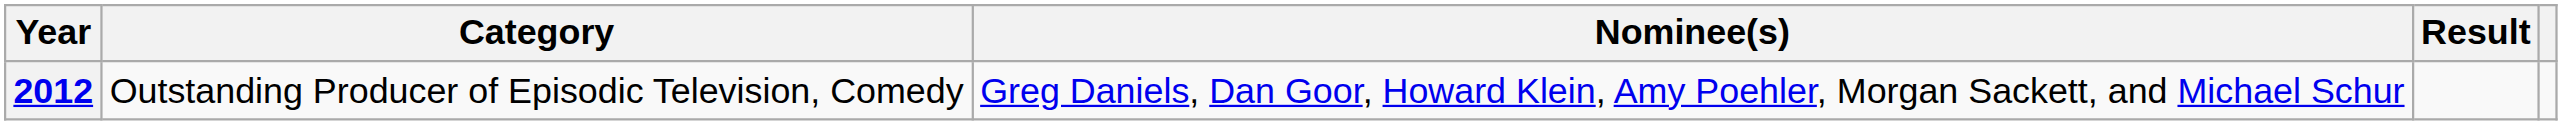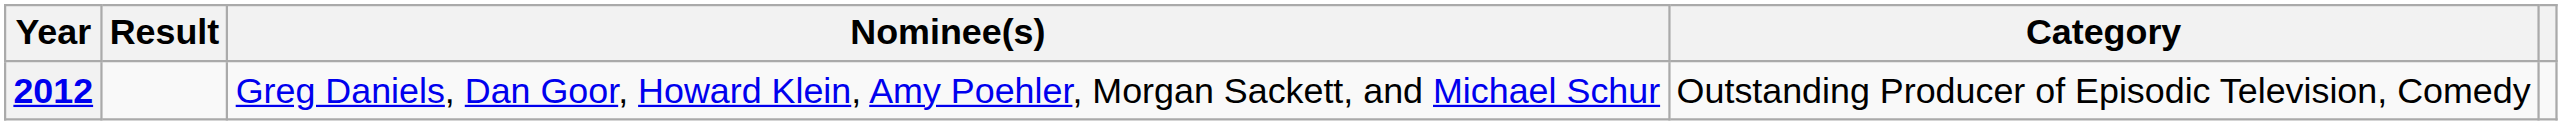columns swapped: (537, 32) <-> (2476, 32)
